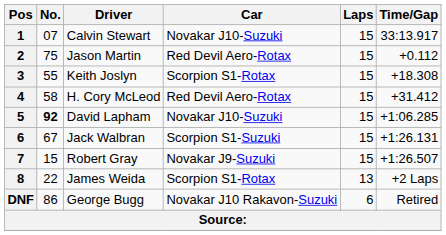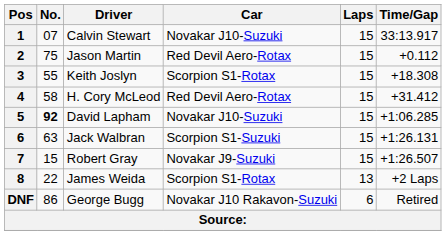(50, 138) 67 -> (50, 138) 63
